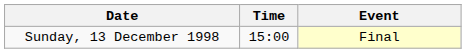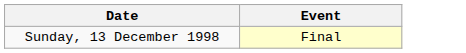- column: (269, 16)
